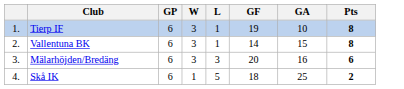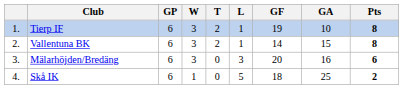+ column: (217, 12)
